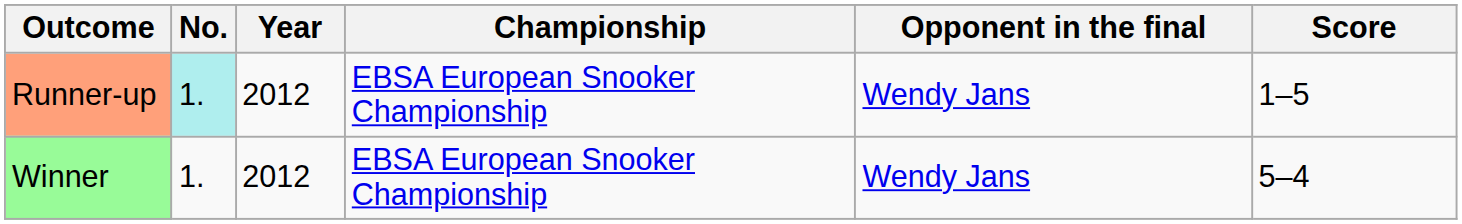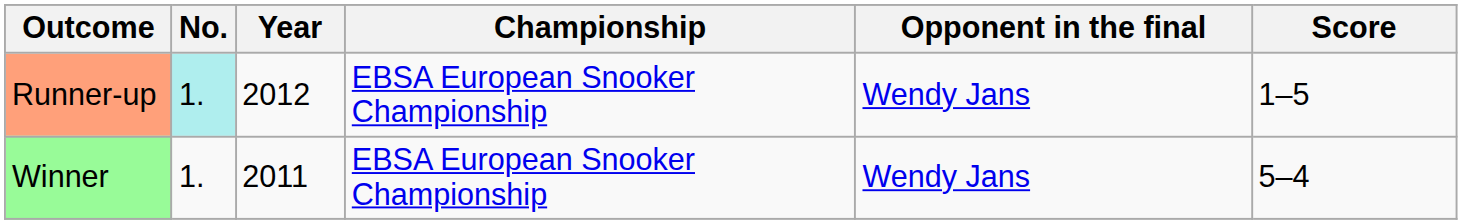(276, 177) 2012 -> (275, 177) 2011
